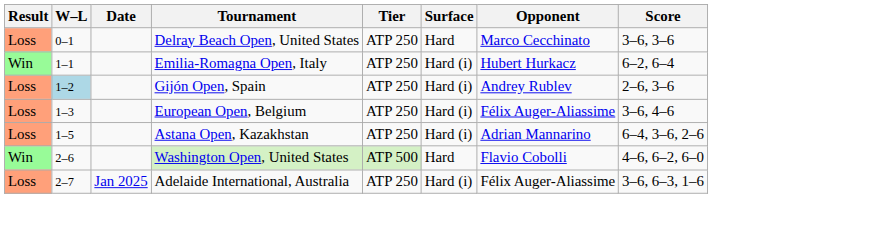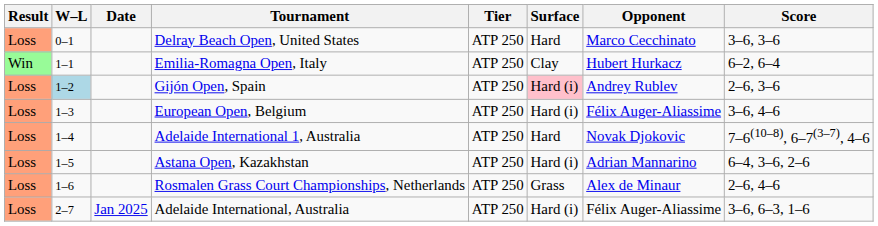(449, 63) Hard (i) -> (545, 63) Clay
(449, 87) no background -> (554, 87) pink background
+ row: (257, 136)
+ row: (310, 185)
- row: (251, 157)
